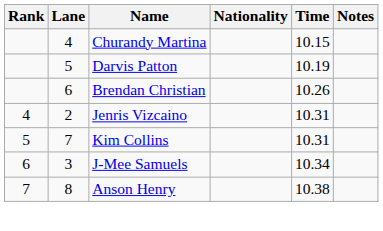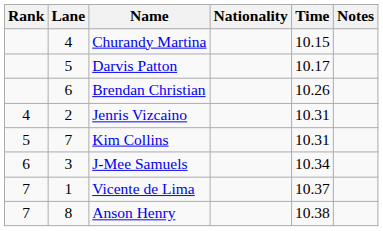(312, 66) 10.19 -> (312, 66) 10.17
+ row: (143, 189)
